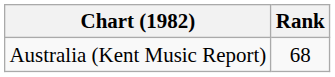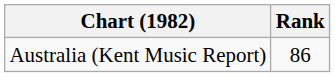(300, 54) 68 -> (300, 54) 86
